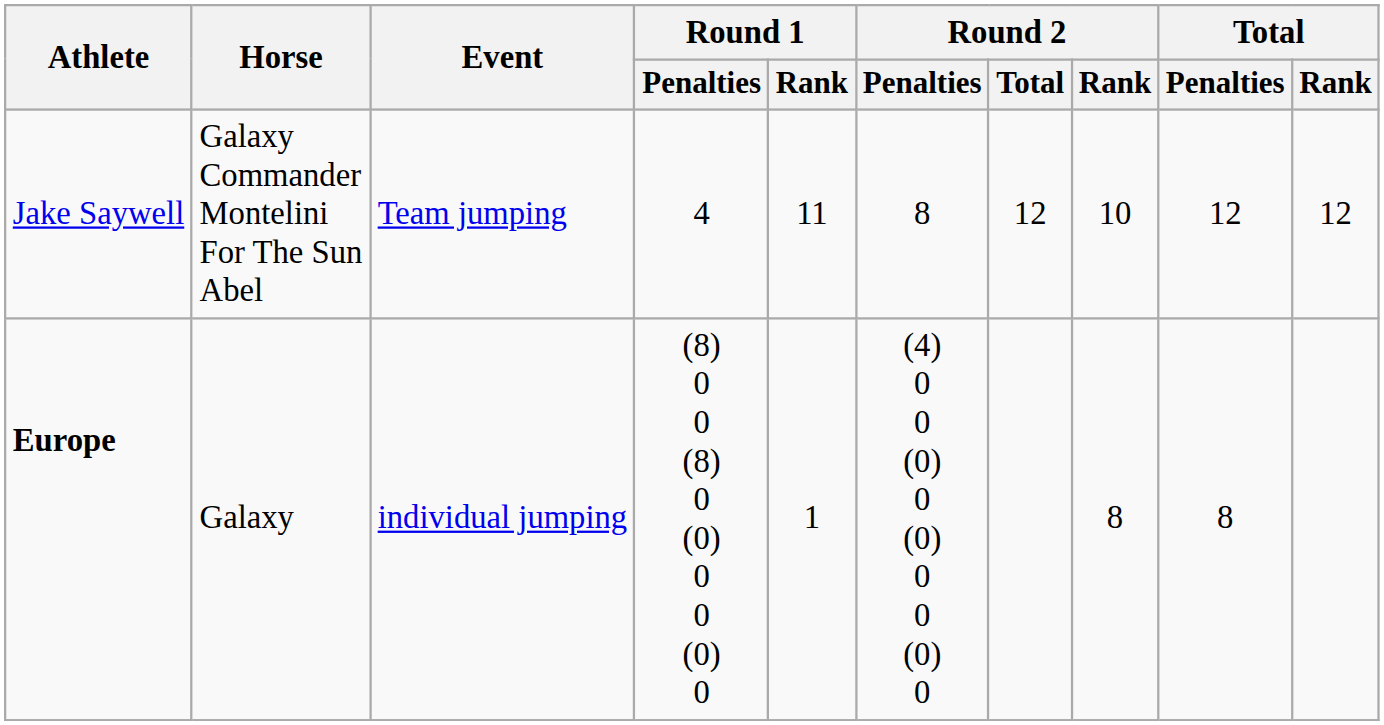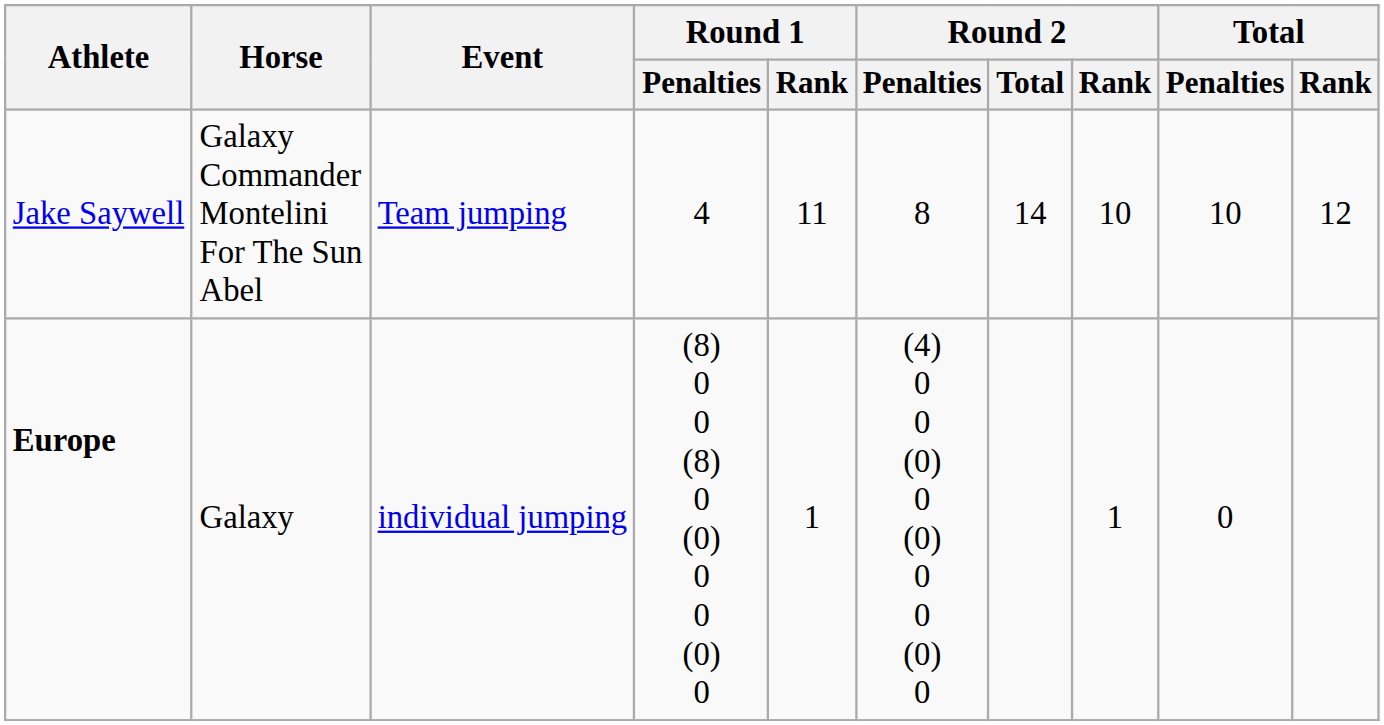(1030, 213) 12 -> (1030, 213) 14
(1225, 213) 12 -> (1225, 213) 10
(1115, 518) 8 -> (1115, 518) 1
(1225, 518) 8 -> (1225, 518) 0
